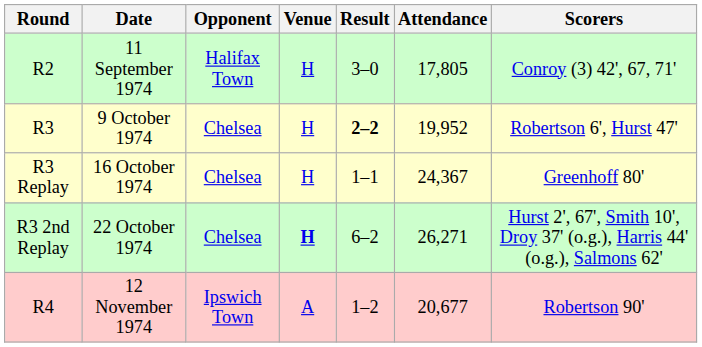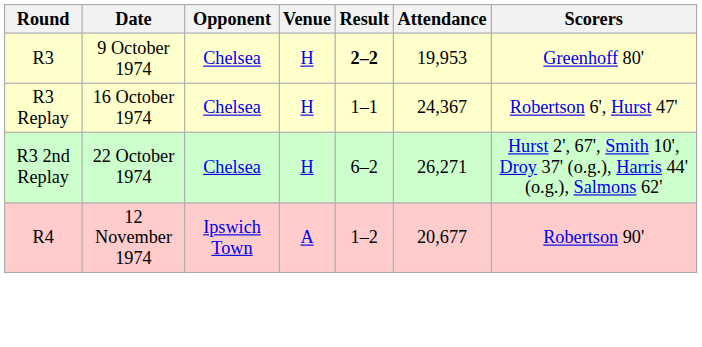- row: (134, 68)
(443, 128) 19,952 -> (442, 58) 19,953
(594, 128) Robertson 6', Hurst 47' -> (594, 58) Greenhoff 80'
(594, 177) Greenhoff 80' -> (594, 107) Robertson 6', Hurst 47'
(308, 237) bold -> (307, 167) normal
